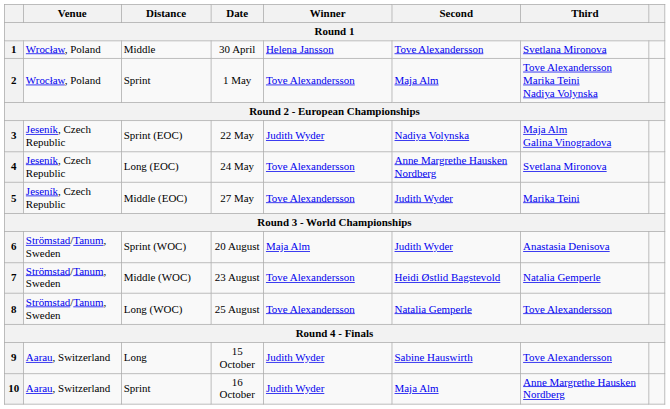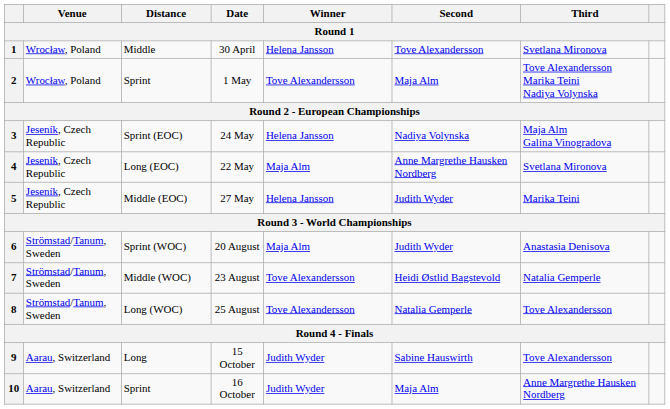(237, 136) 22 May -> (237, 136) 24 May
(295, 136) Judith Wyder -> (300, 136) Helena Jansson
(237, 167) 24 May -> (237, 167) 22 May
(310, 167) Tove Alexandersson -> (288, 167) Maja Alm
(310, 198) Tove Alexandersson -> (300, 198) Helena Jansson
